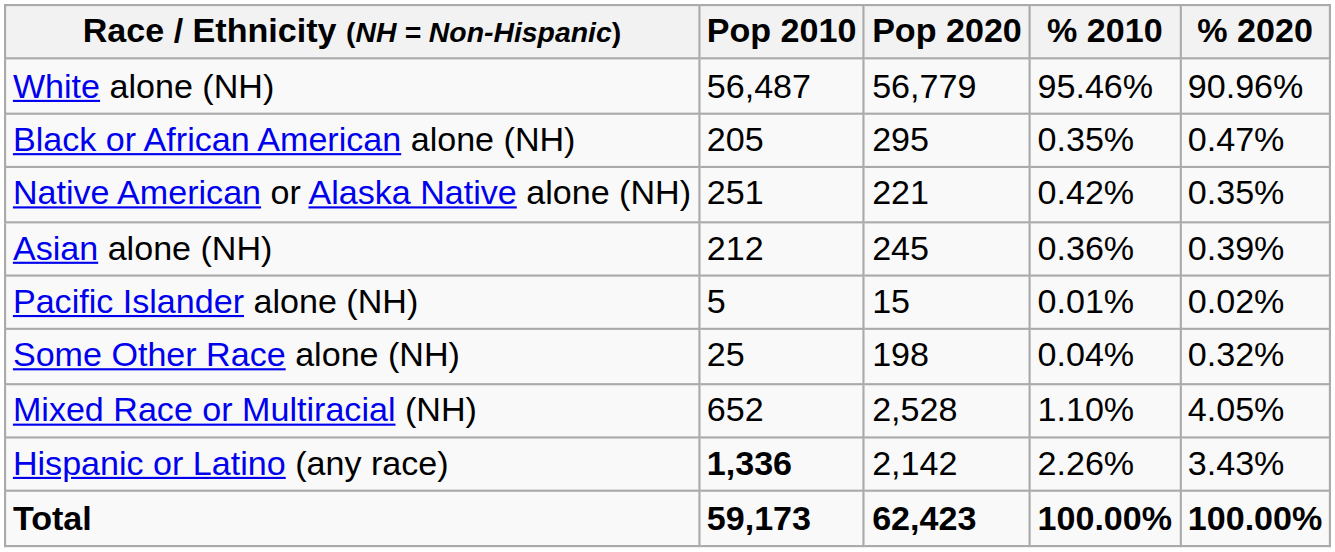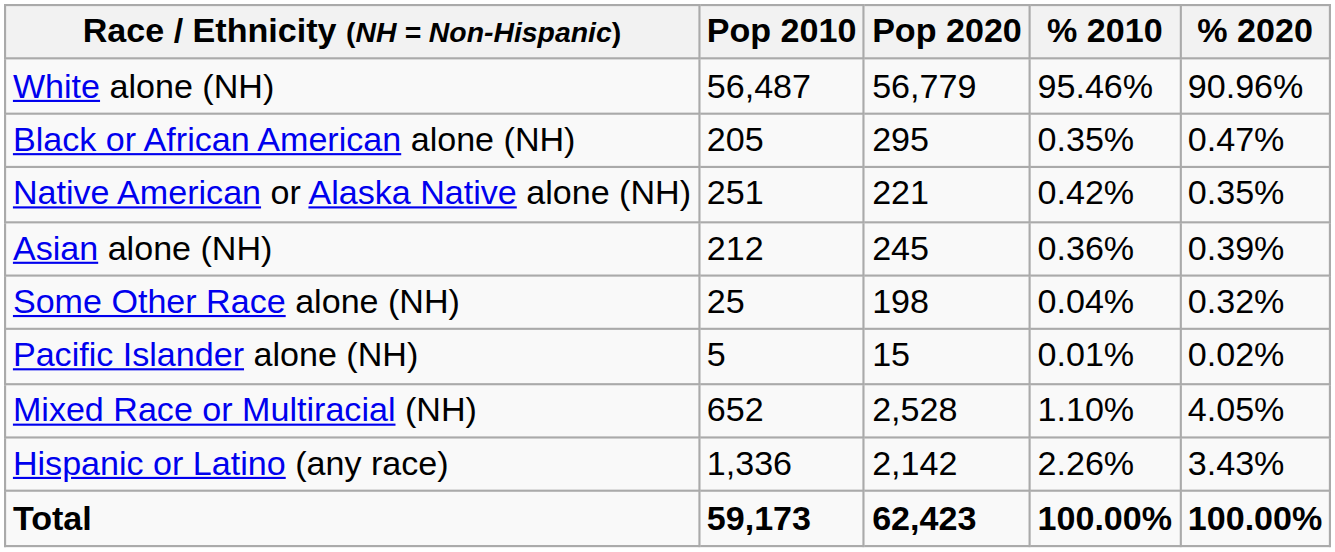rows swapped: (216, 301) <-> (236, 355)
(749, 463) bold -> (749, 463) normal
